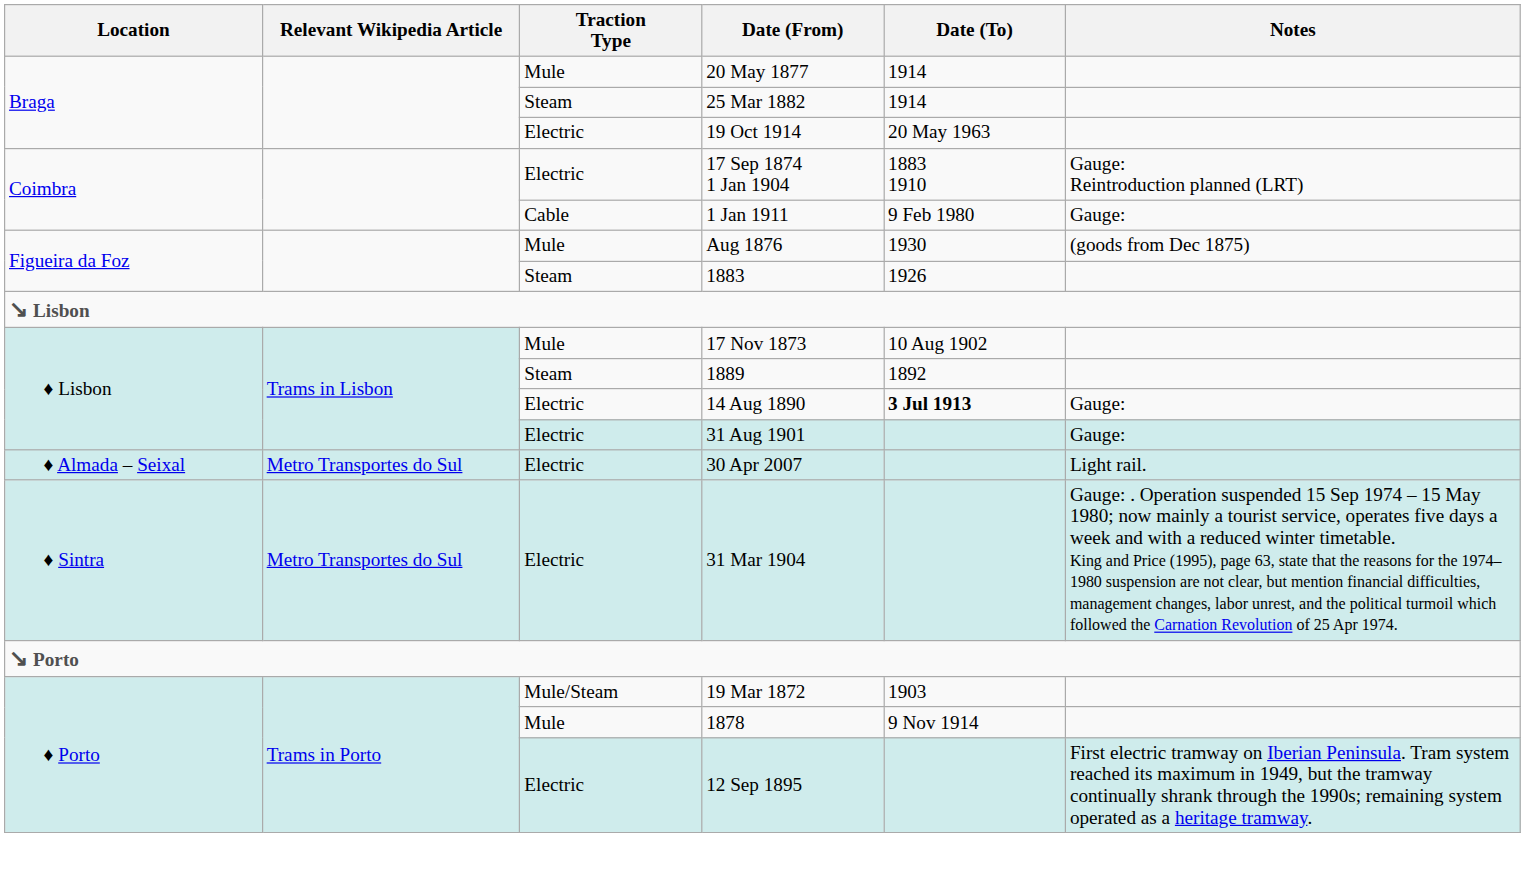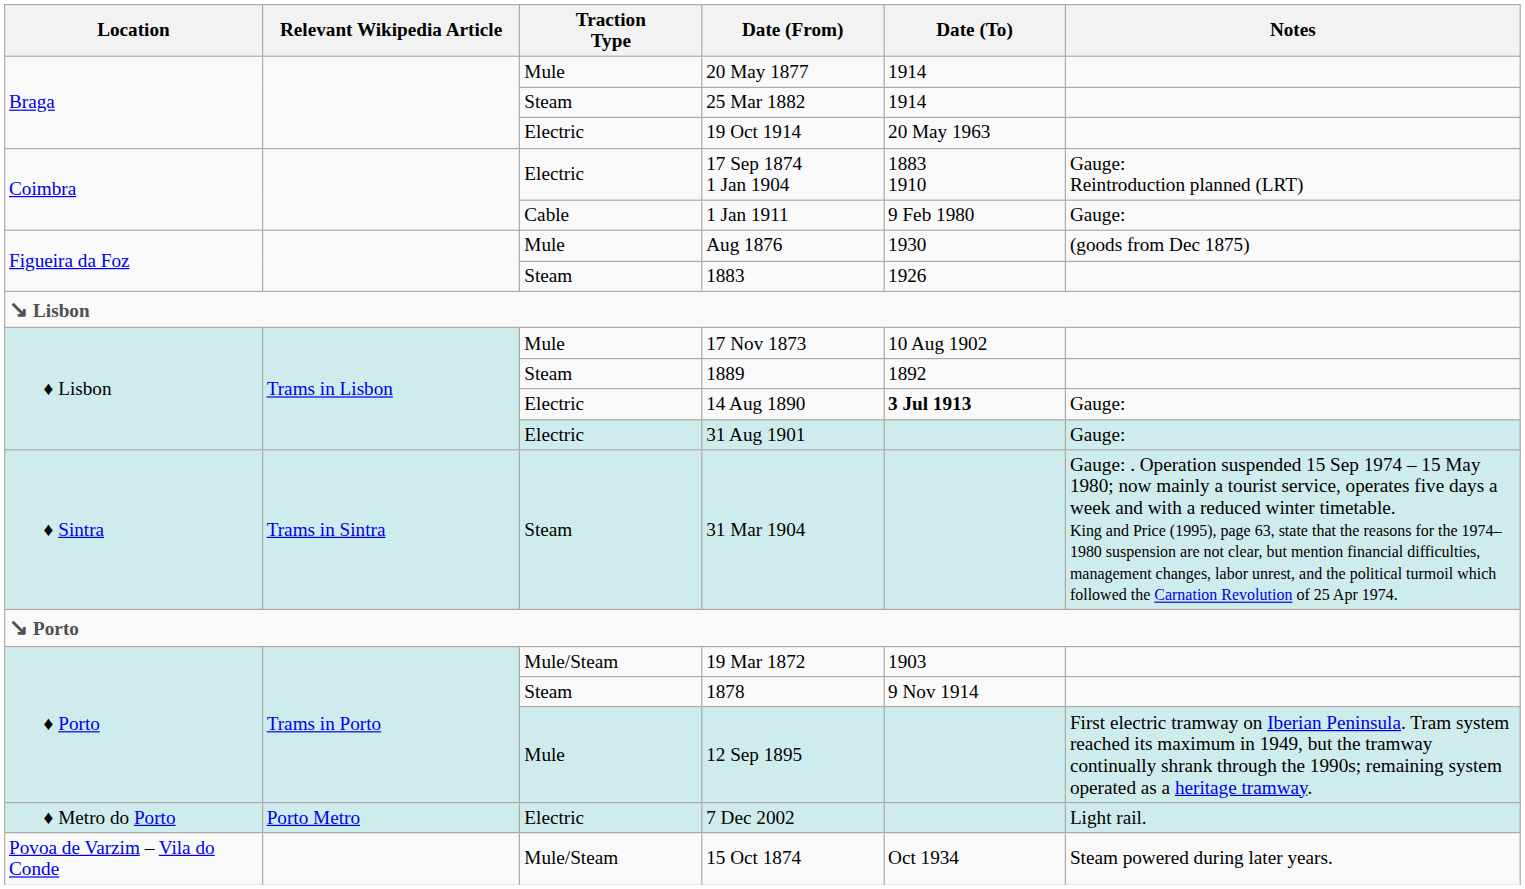- row: (754, 464)
(365, 560) Metro Transportes do Sul -> (326, 529) Trams in Sintra
(554, 560) Electric -> (548, 529) Steam
(545, 722) Mule -> (548, 691) Steam
(554, 785) Electric -> (545, 754) Mule
+ row: (750, 817)
+ row: (754, 858)
